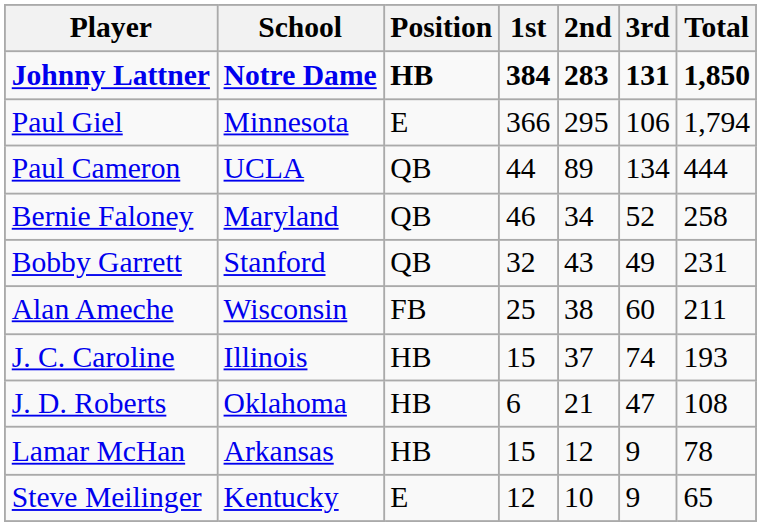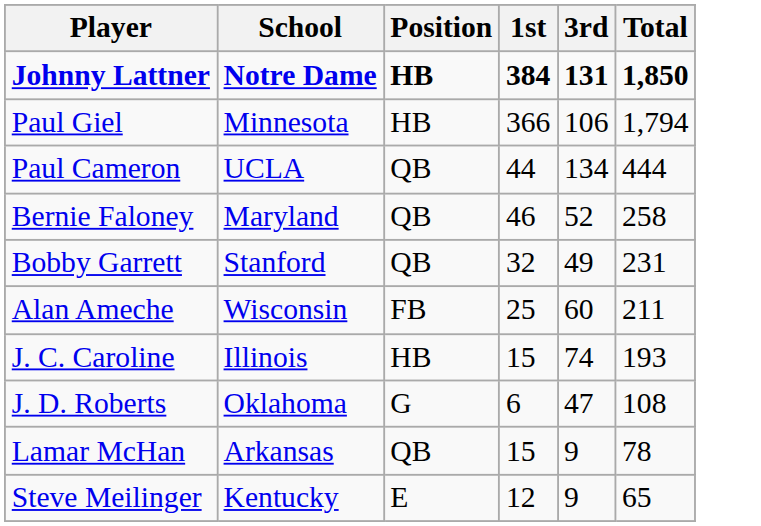- column: (588, 27)
(399, 121) E -> (411, 121) HB
(411, 403) HB -> (401, 403) G
(411, 450) HB -> (411, 450) QB
